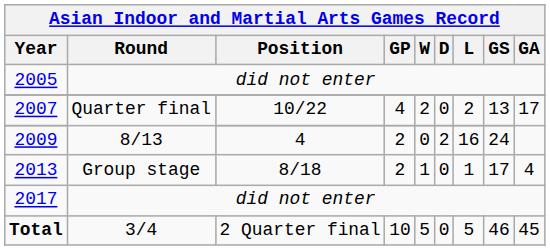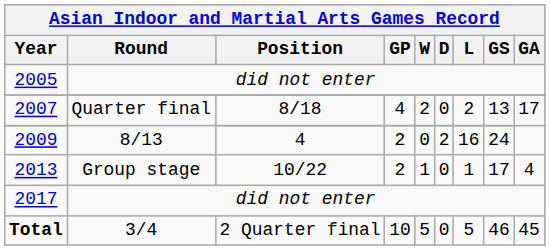(300, 110) 10/22 -> (300, 110) 8/18
(300, 170) 8/18 -> (300, 170) 10/22
